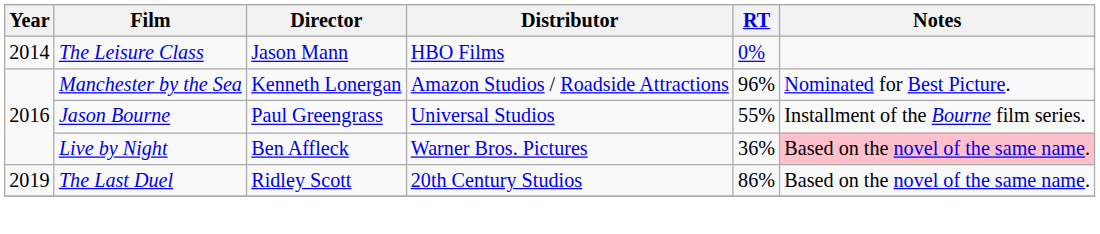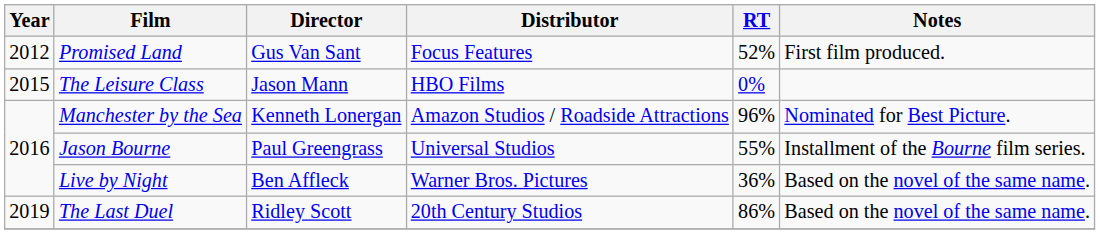+ row: (120, 52)
(29, 52) 2014 -> (29, 84) 2015
(937, 148) pink background -> (937, 180) no background
